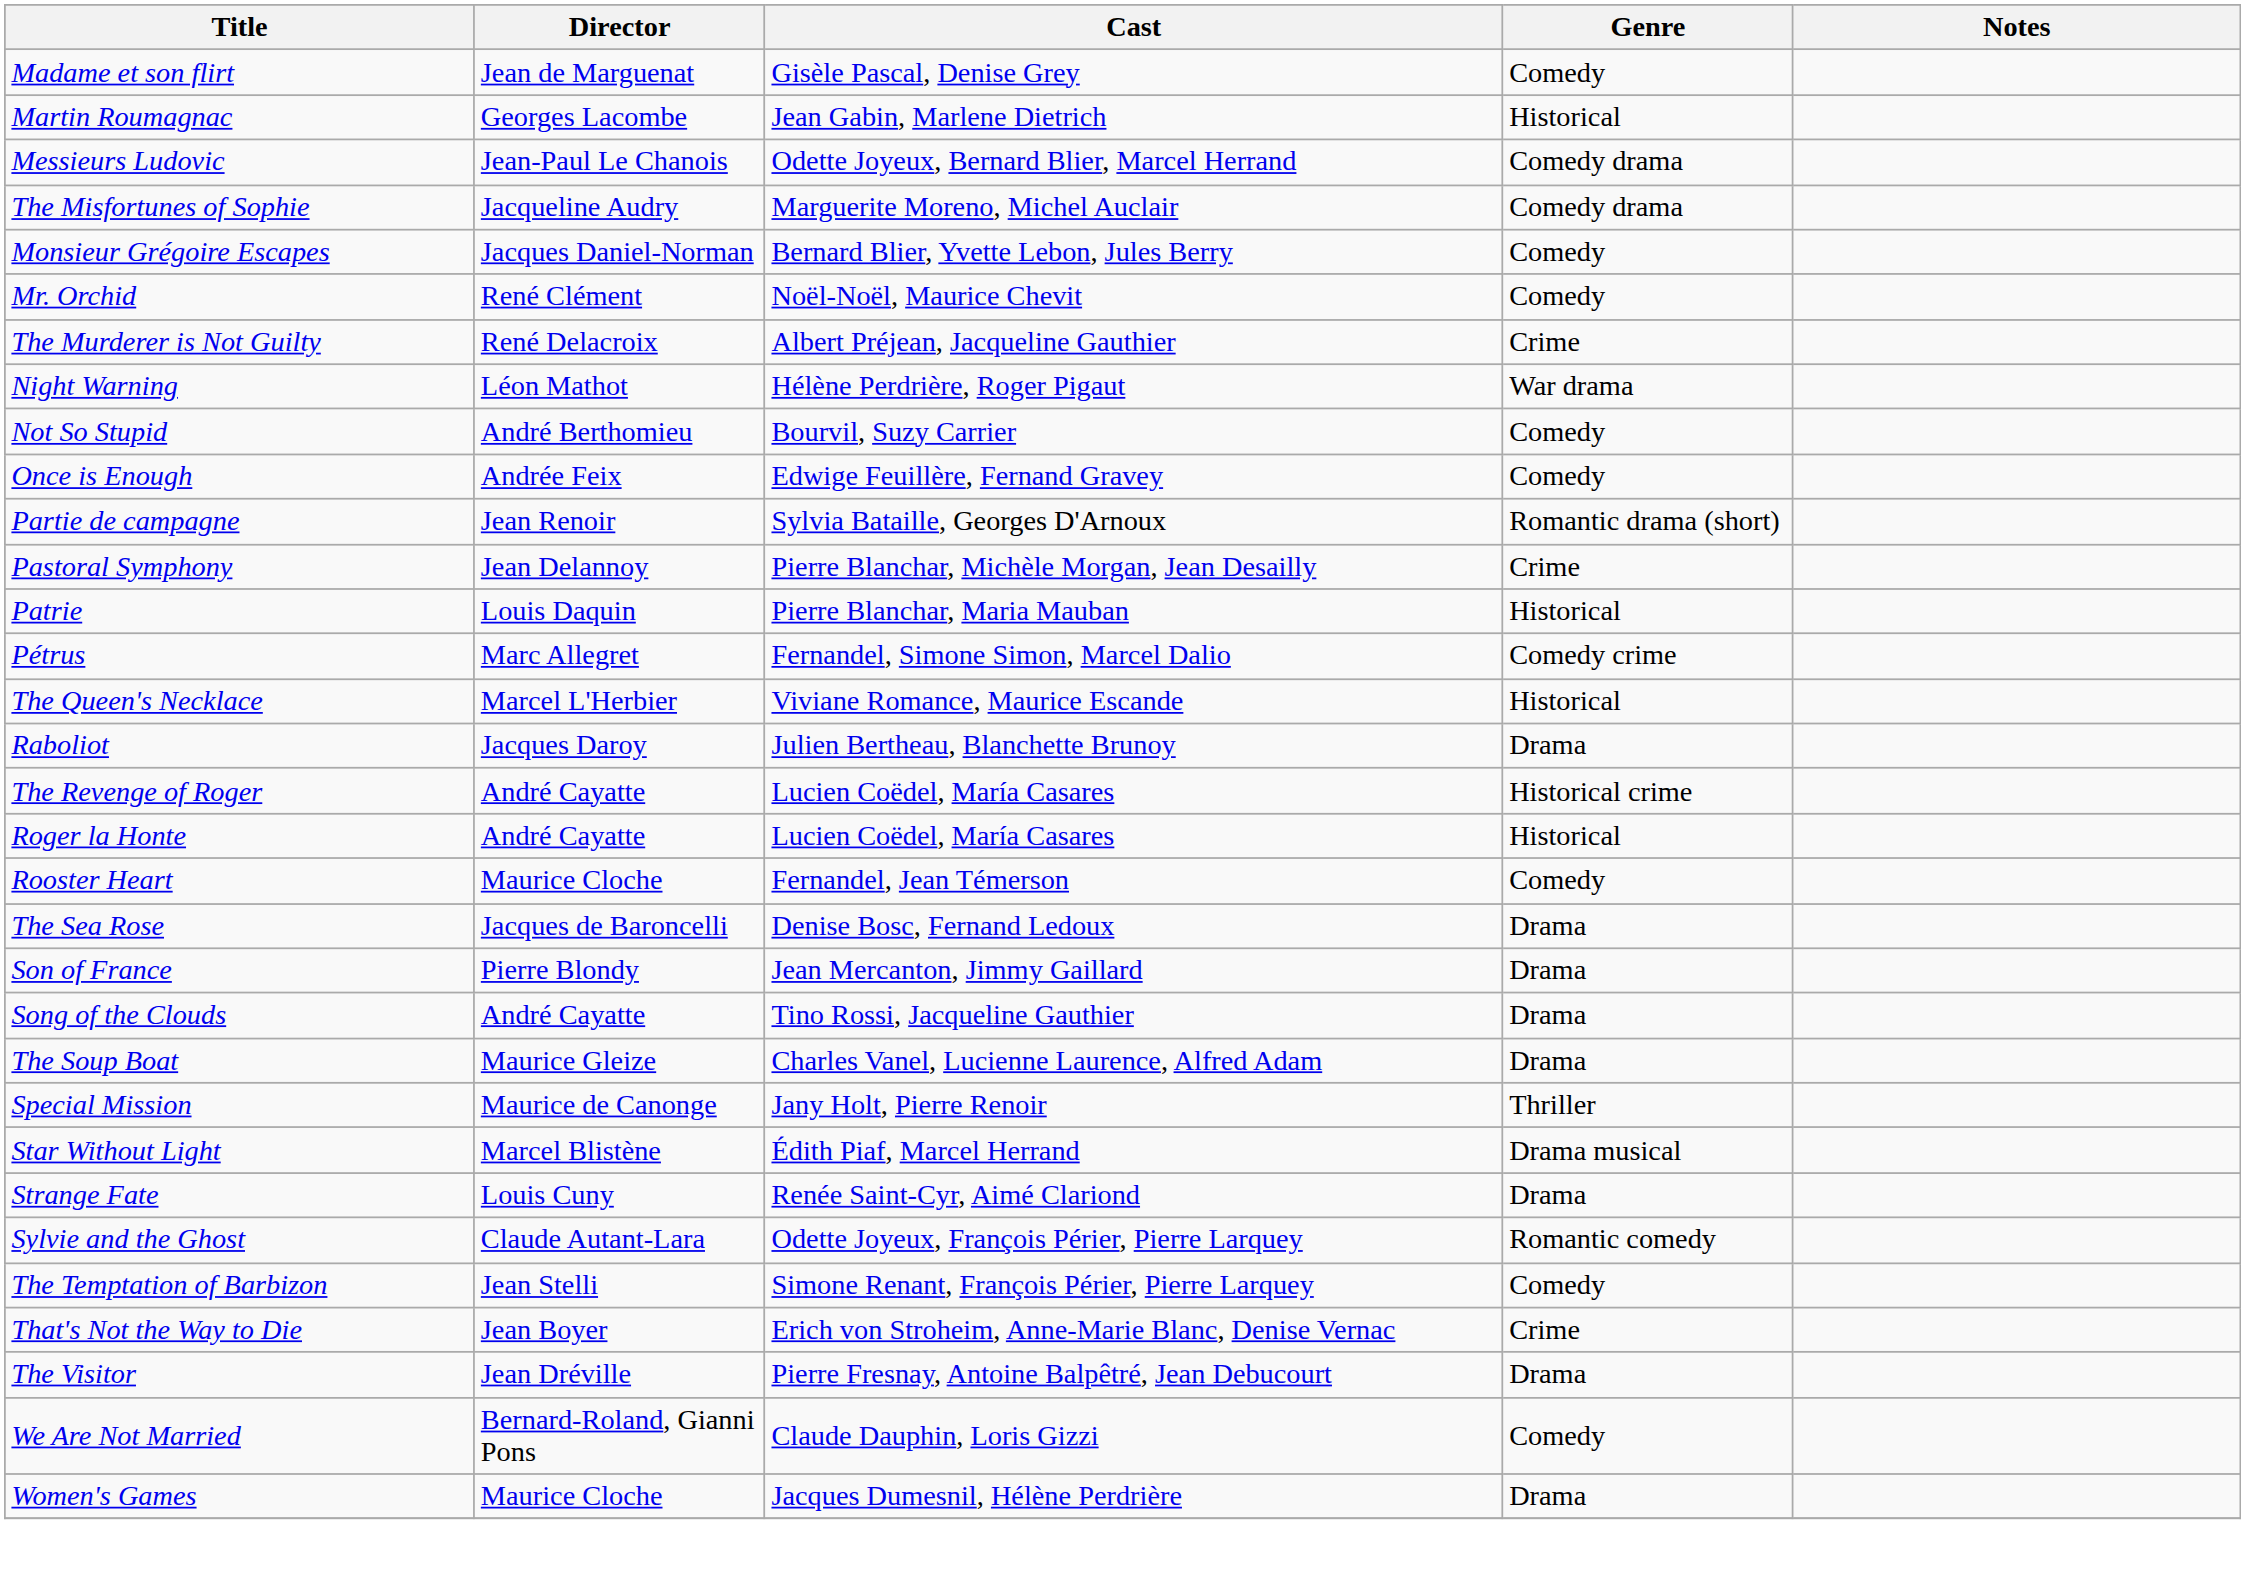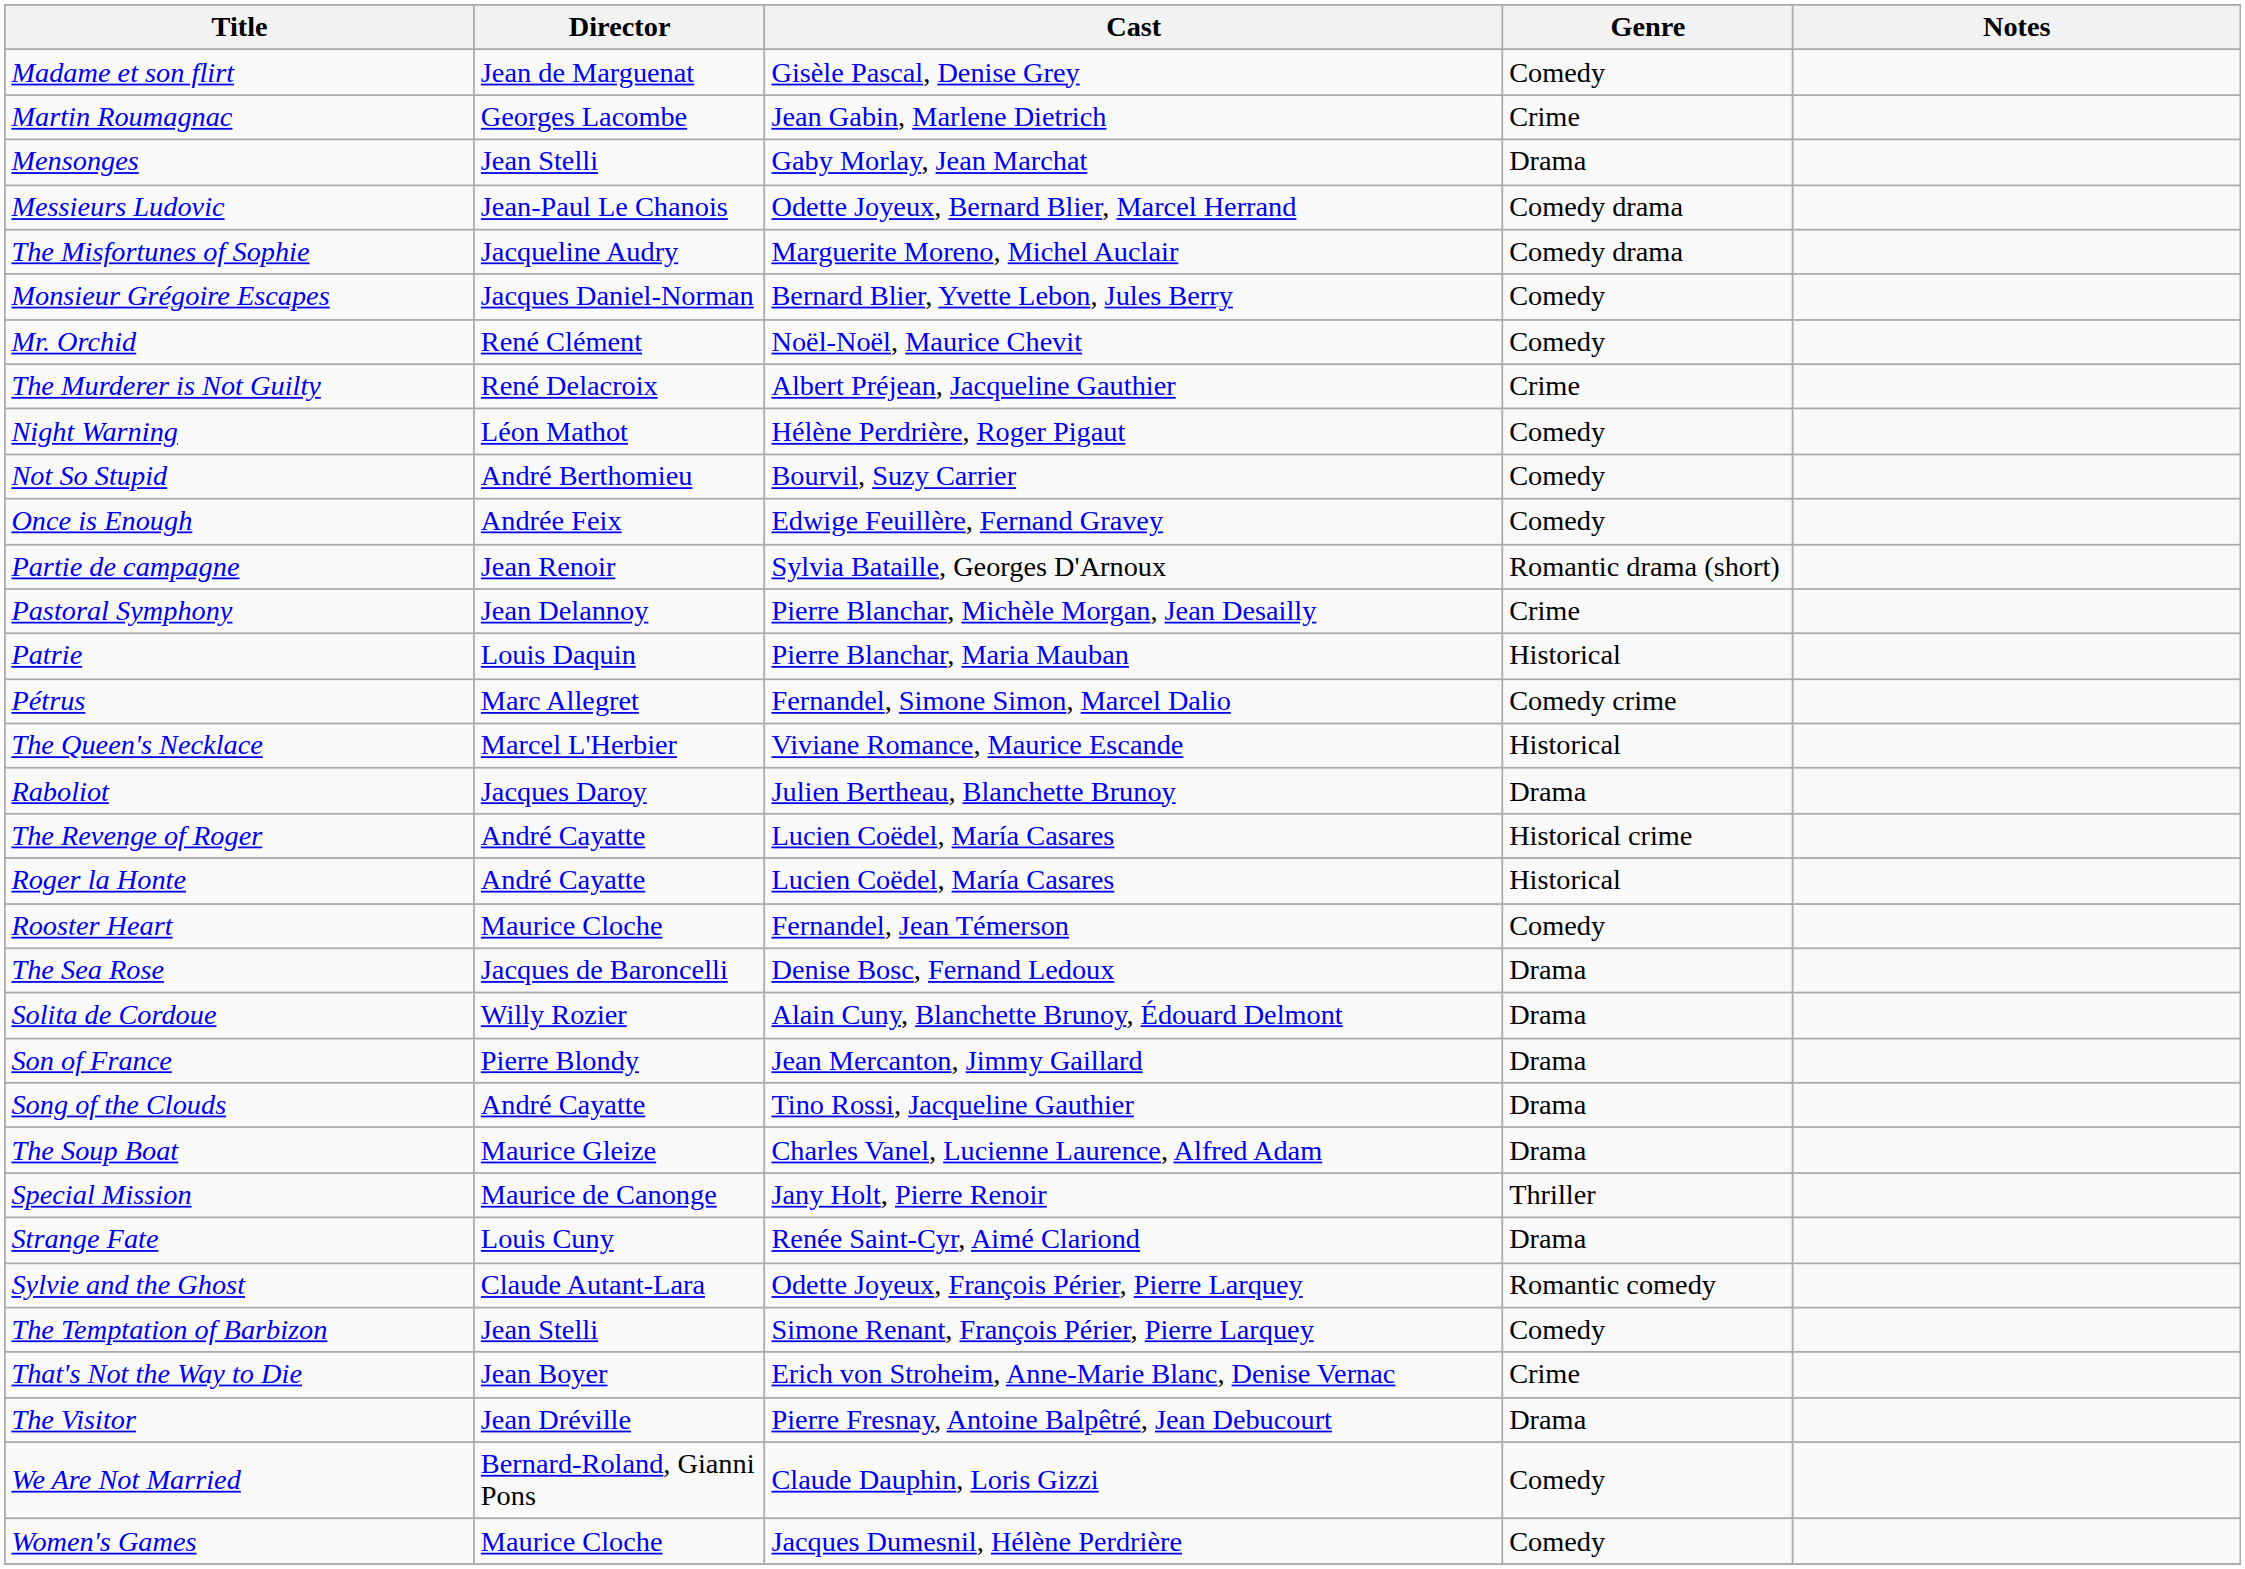(1565, 116) Historical -> (1545, 116) Crime
+ row: (75, 161)
(1571, 386) War drama -> (1557, 431) Comedy
+ row: (114, 1015)
- row: (116, 1149)
(1548, 1496) Drama -> (1557, 1540) Comedy
